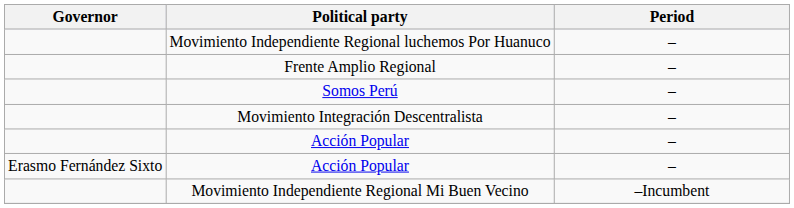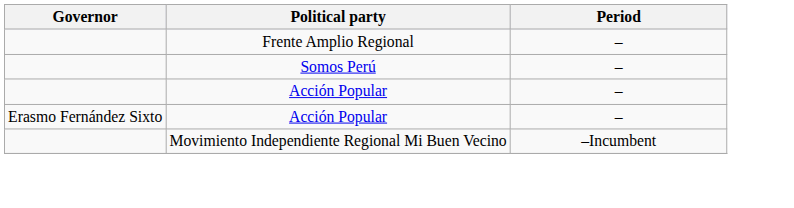- row: (85, 42)
- row: (85, 116)
